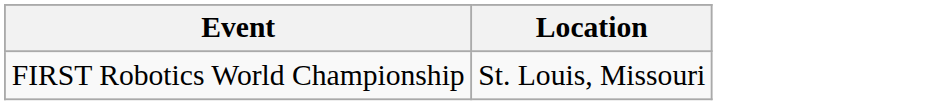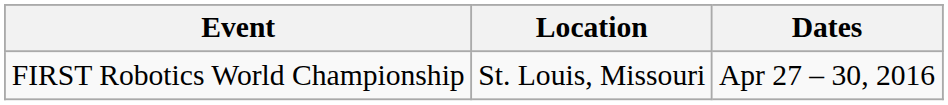+ column: (827, 27)
